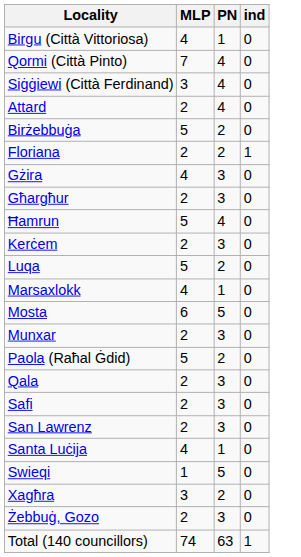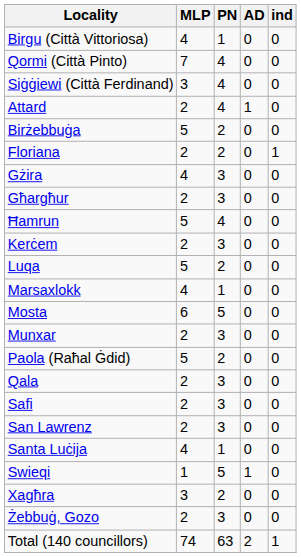+ column: (254, 15)
